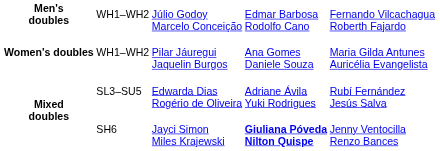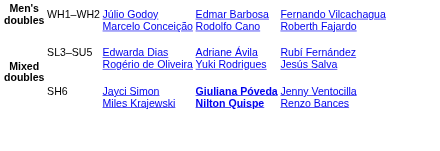- row: (123, 53)
